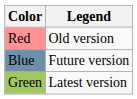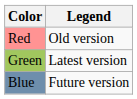rows swapped: (25, 82) <-> (21, 60)
